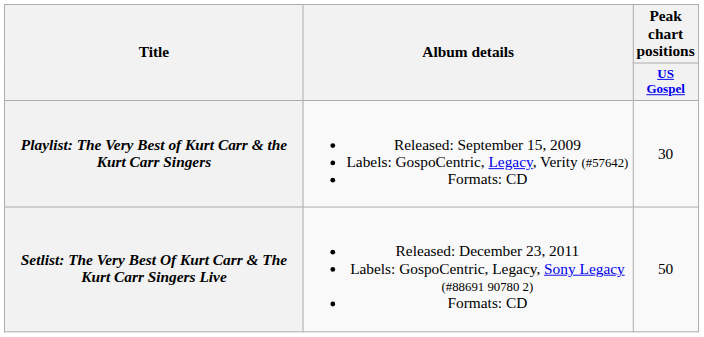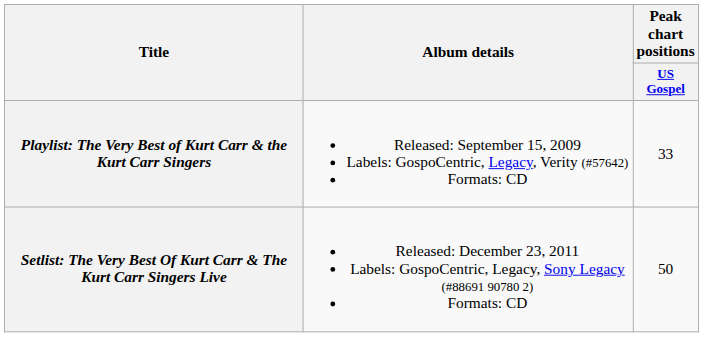(666, 153) 30 -> (666, 153) 33
